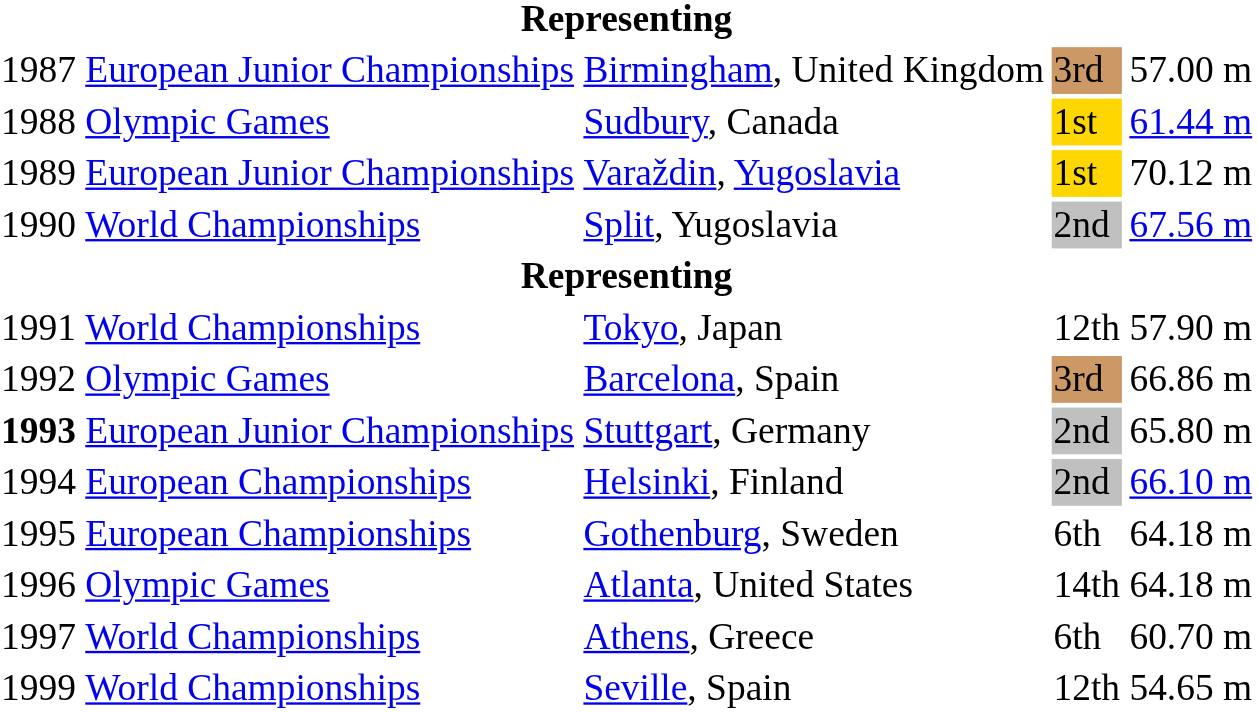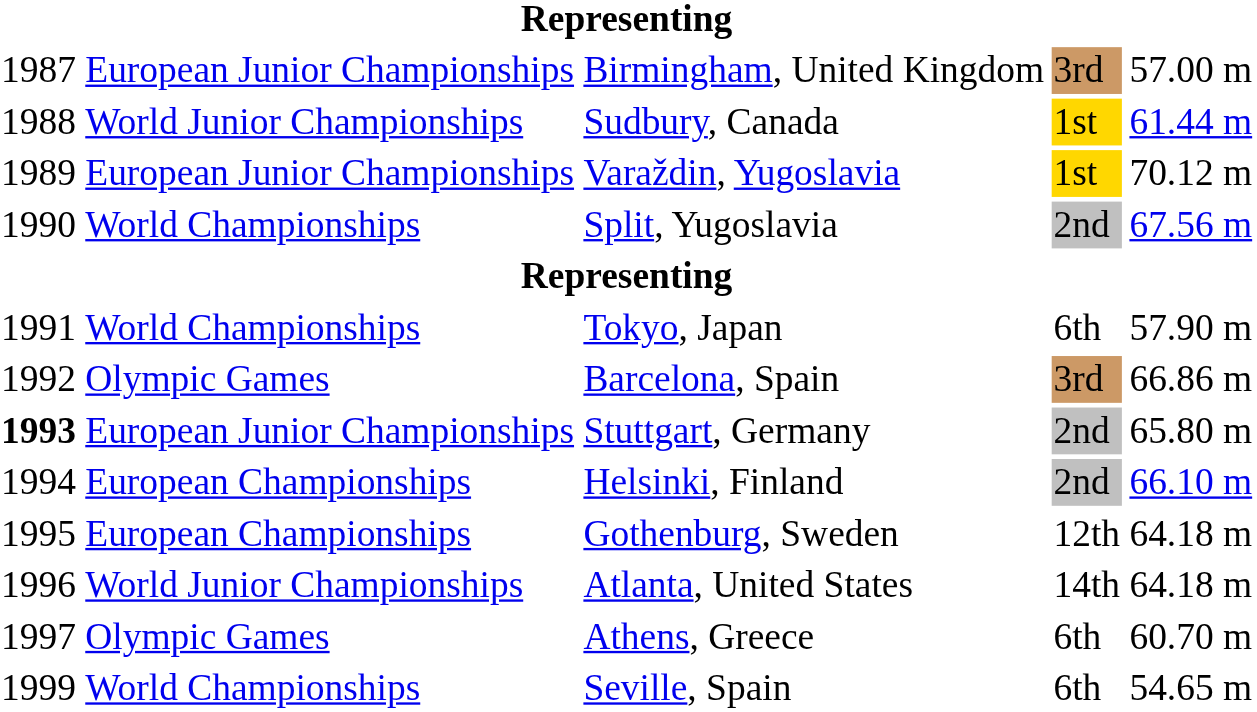(207, 121) Olympic Games -> (304, 121) World Junior Championships
(1087, 327) 12th -> (1077, 327) 6th
(1077, 533) 6th -> (1087, 533) 12th
(207, 584) Olympic Games -> (304, 584) World Junior Championships
(253, 636) World Championships -> (207, 636) Olympic Games
(1087, 687) 12th -> (1077, 687) 6th
